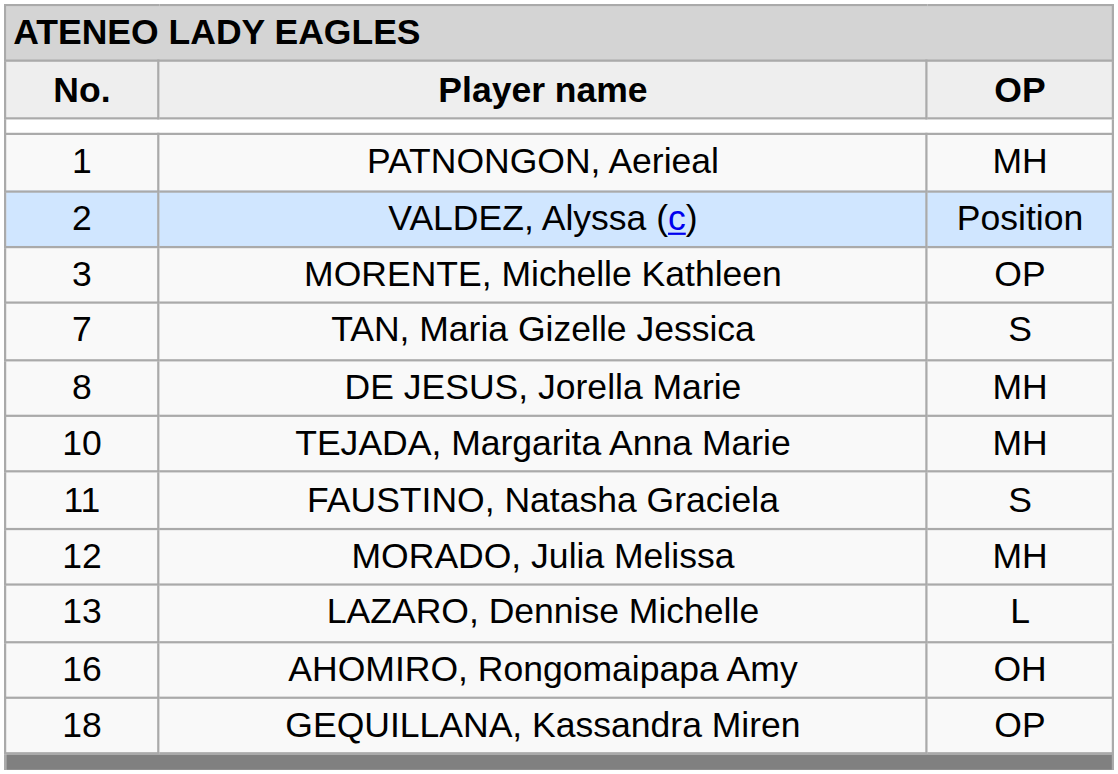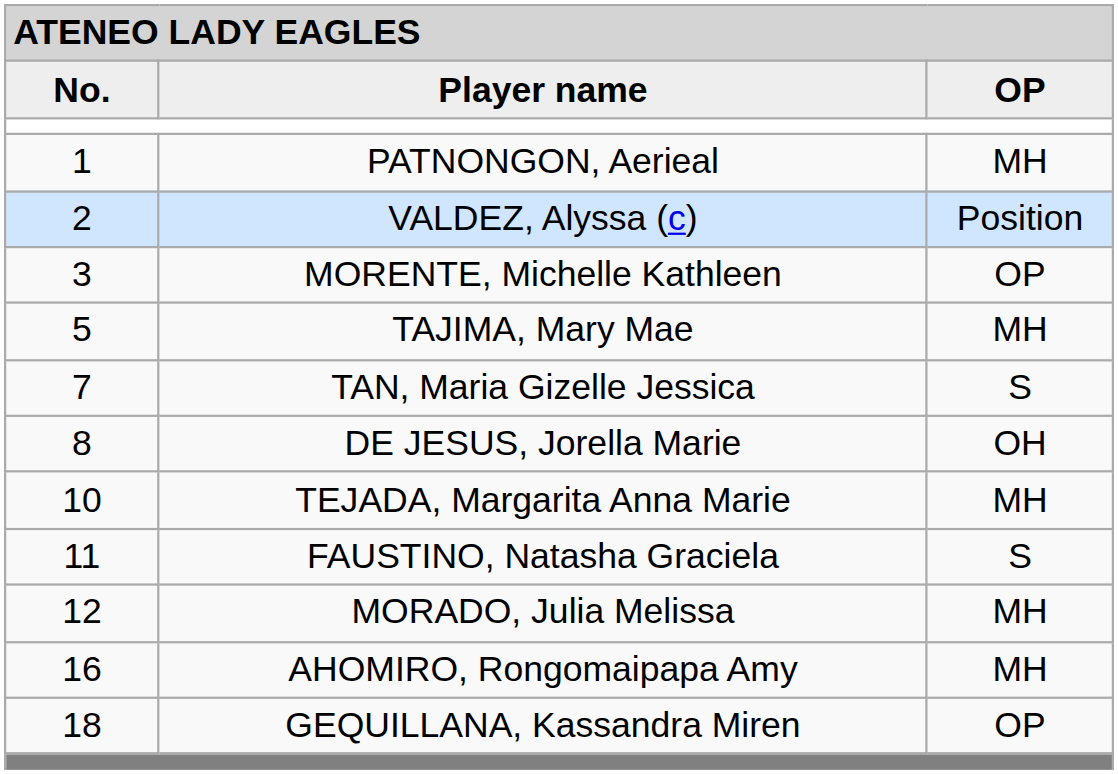+ row: (82, 330)
(1020, 387) MH -> (1020, 443) OH
- row: (82, 612)
(1020, 668) OH -> (1020, 668) MH
